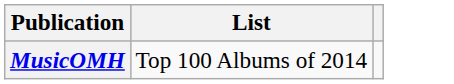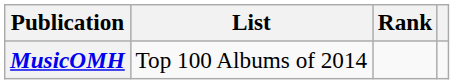+ column: (405, 22)
